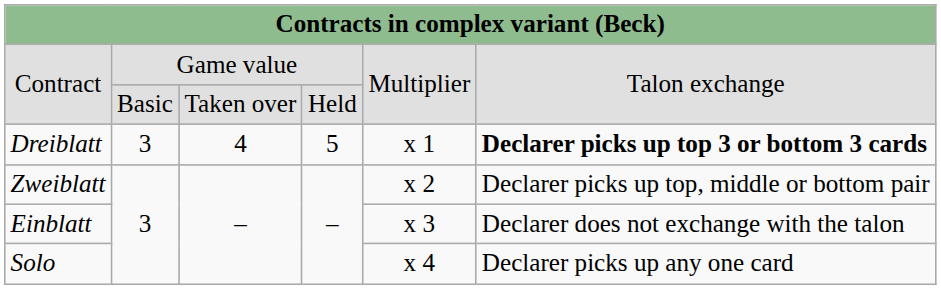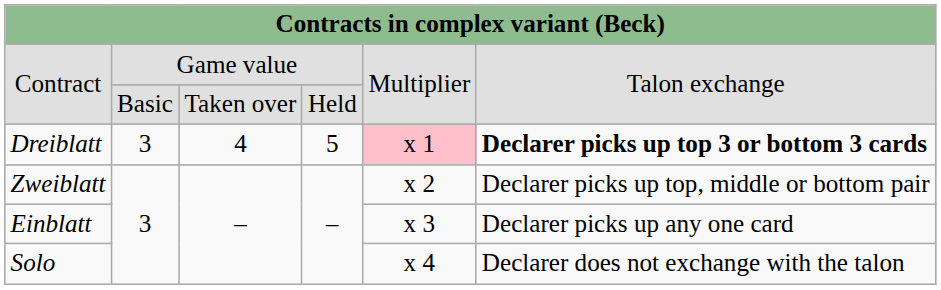(419, 143) no background -> (419, 143) pink background
(693, 223) Declarer does not exchange with the talon -> (638, 223) Declarer picks up any one card
(638, 263) Declarer picks up any one card -> (693, 263) Declarer does not exchange with the talon
